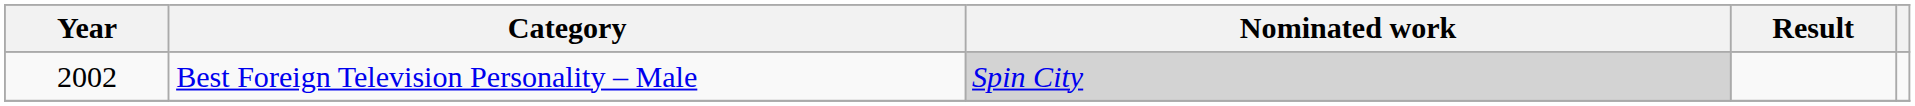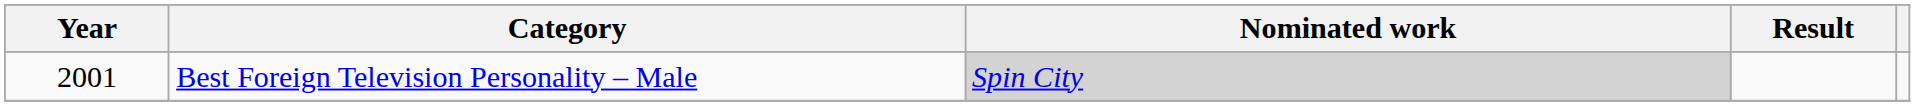(87, 76) 2002 -> (87, 76) 2001
